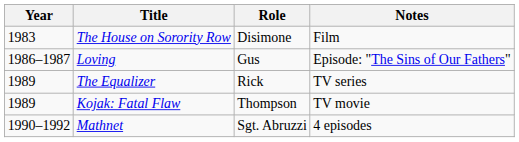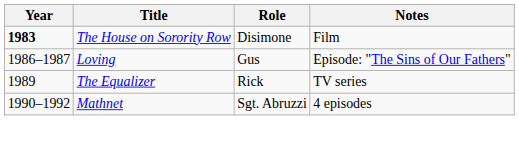(22, 37) normal -> (22, 37) bold
- row: (129, 103)
